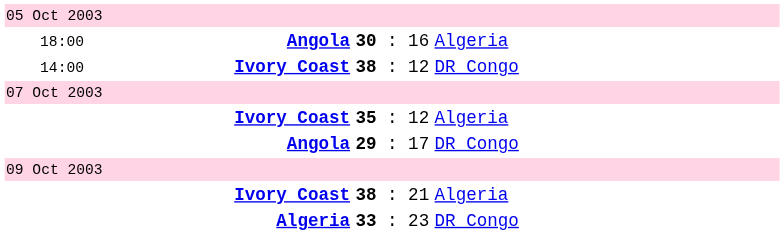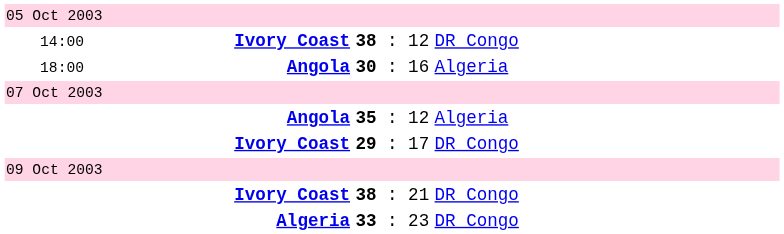rows swapped: (392, 67) <-> (392, 41)
(292, 118) Ivory Coast -> (318, 118) Angola
(318, 144) Angola -> (292, 144) Ivory Coast
(471, 195) Algeria -> (477, 195) DR Congo
